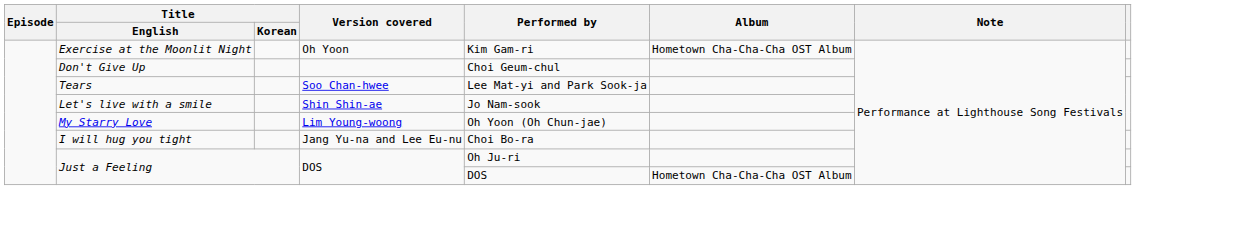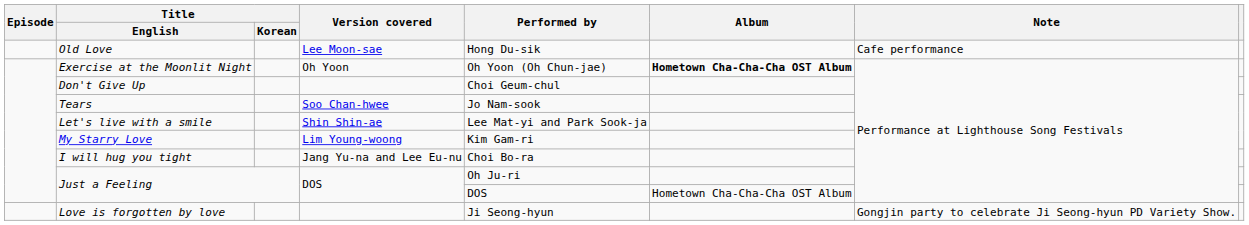+ row: (86, 49)
(500, 49) Kim Gam-ri -> (537, 67) Oh Yoon (Oh Chun-jae)
(752, 49) normal -> (752, 67) bold
(557, 85) Lee Mat-yi and Park Sook-ja -> (504, 103) Jo Nam-sook
(504, 103) Jo Nam-sook -> (557, 121) Lee Mat-yi and Park Sook-ja
(537, 121) Oh Yoon (Oh Chun-jae) -> (500, 139) Kim Gam-ri
+ row: (142, 212)
